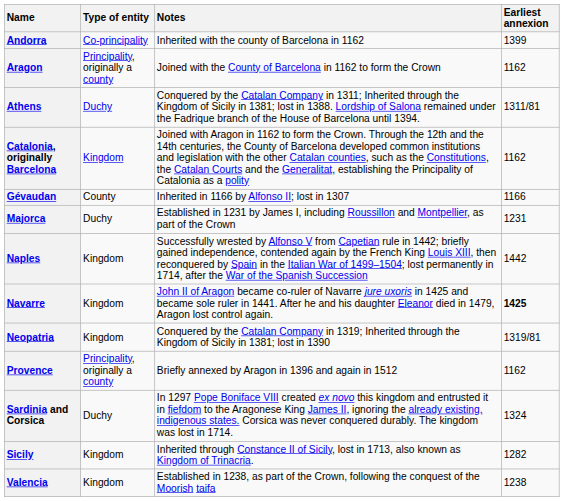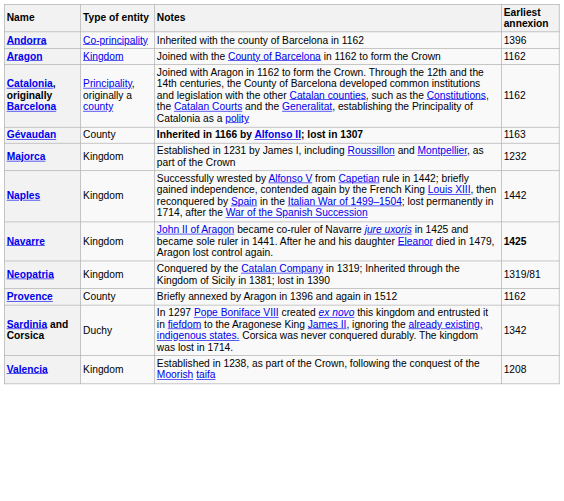(515, 40) 1399 -> (515, 40) 1396
(109, 68) Principality, originally a county -> (103, 56) Kingdom
- row: (24, 107)
(103, 158) Kingdom -> (109, 95) Principality, originally a county
(253, 197) normal -> (260, 135) bold
(515, 197) 1166 -> (515, 135) 1163
(98, 219) Duchy -> (103, 157) Kingdom
(515, 219) 1231 -> (515, 157) 1232
(109, 370) Principality, originally a county -> (99, 297) County
(515, 415) 1324 -> (515, 330) 1342
- row: (20, 455)
(515, 482) 1238 -> (515, 369) 1208
